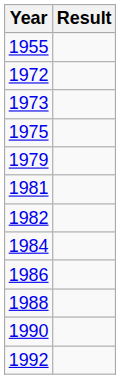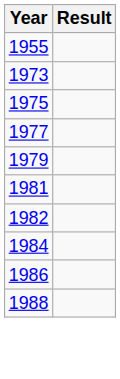- row: (29, 75)
+ row: (29, 132)
- row: (29, 331)
- row: (29, 359)
